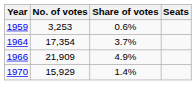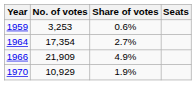(125, 42) 3.7% -> (125, 42) 2.7%
(60, 72) 15,929 -> (60, 72) 10,929
(125, 72) 1.4% -> (125, 72) 1.9%
